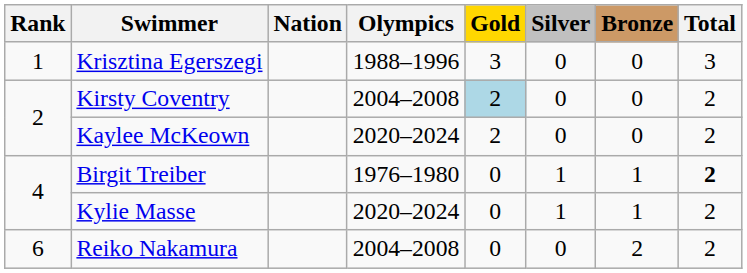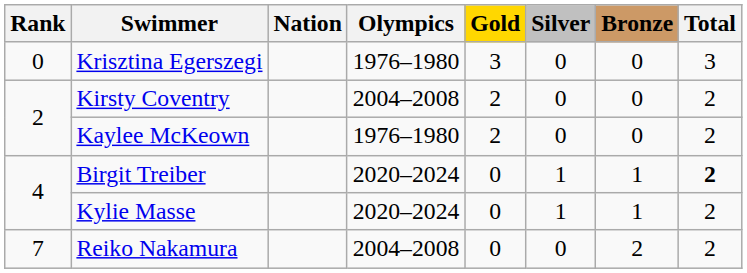(38, 60) 1 -> (38, 60) 0
(406, 60) 1988–1996 -> (406, 60) 1976–1980
(495, 98) lightblue background -> (495, 98) no background
(406, 135) 2020–2024 -> (406, 135) 1976–1980
(406, 173) 1976–1980 -> (406, 173) 2020–2024
(38, 248) 6 -> (38, 248) 7
